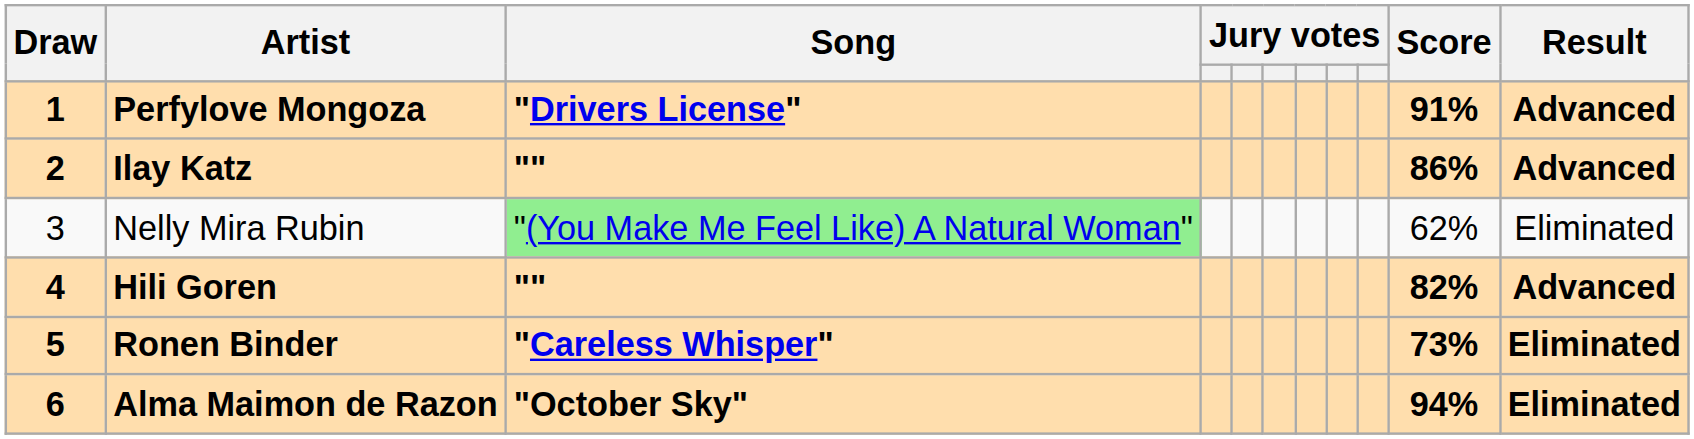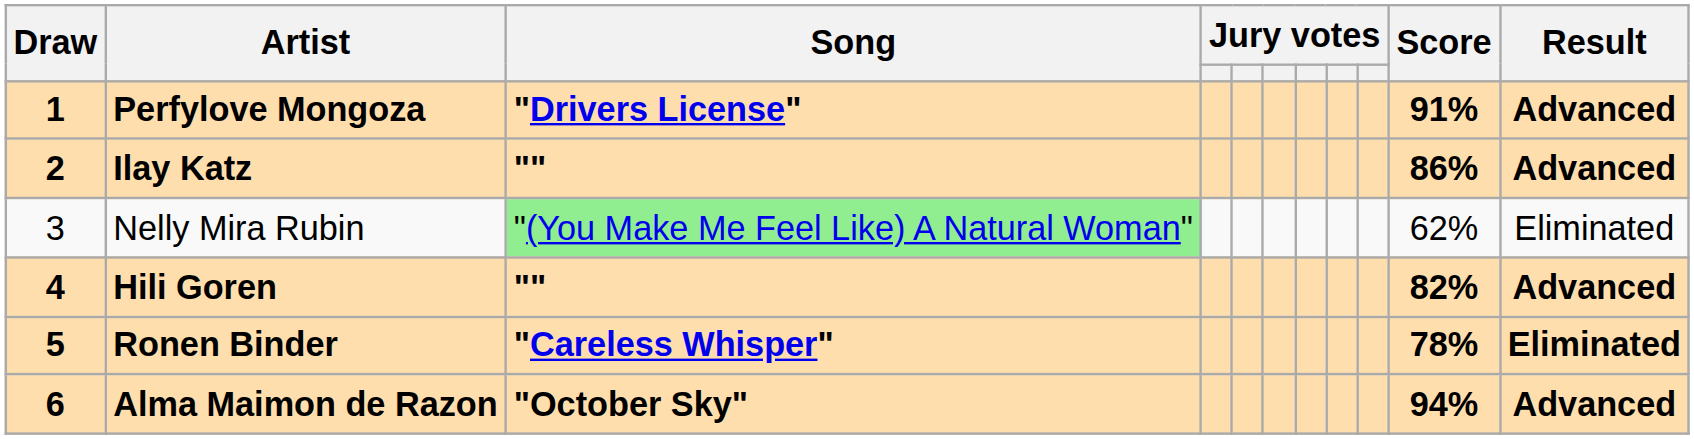(1444, 346) 73% -> (1444, 346) 78%
(1594, 405) Eliminated -> (1594, 405) Advanced
